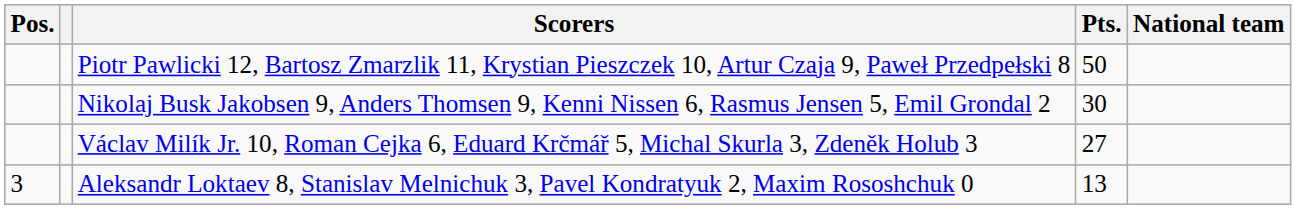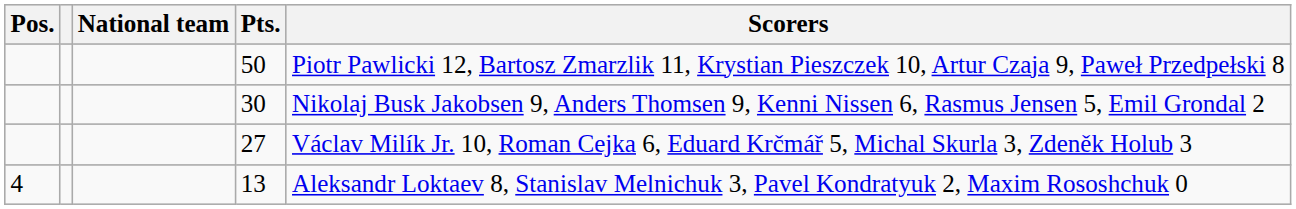columns swapped: (1209, 24) <-> (574, 24)
(17, 183) 3 -> (17, 183) 4
